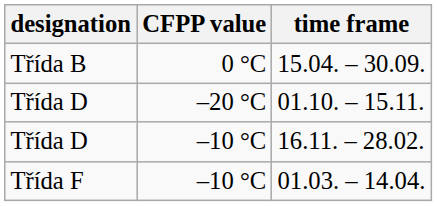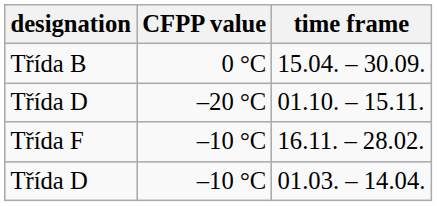(49, 141) Třída D -> (47, 141) Třída F
(47, 180) Třída F -> (49, 180) Třída D
